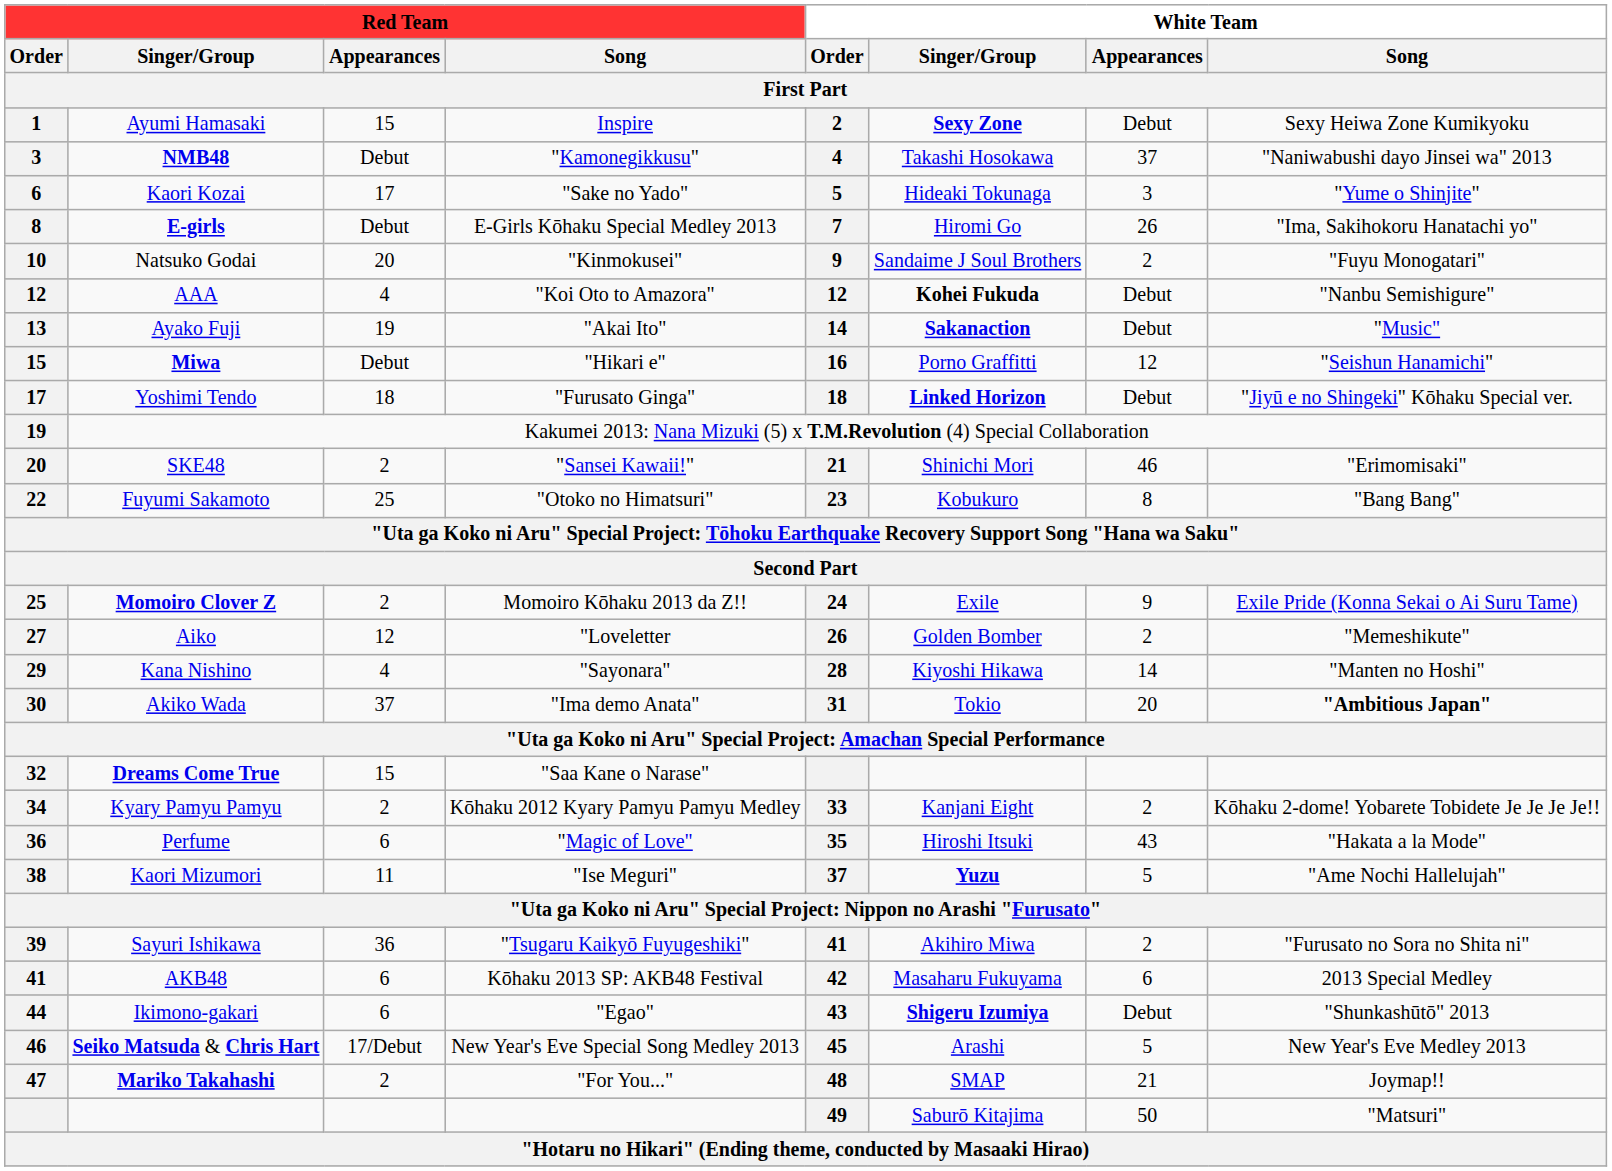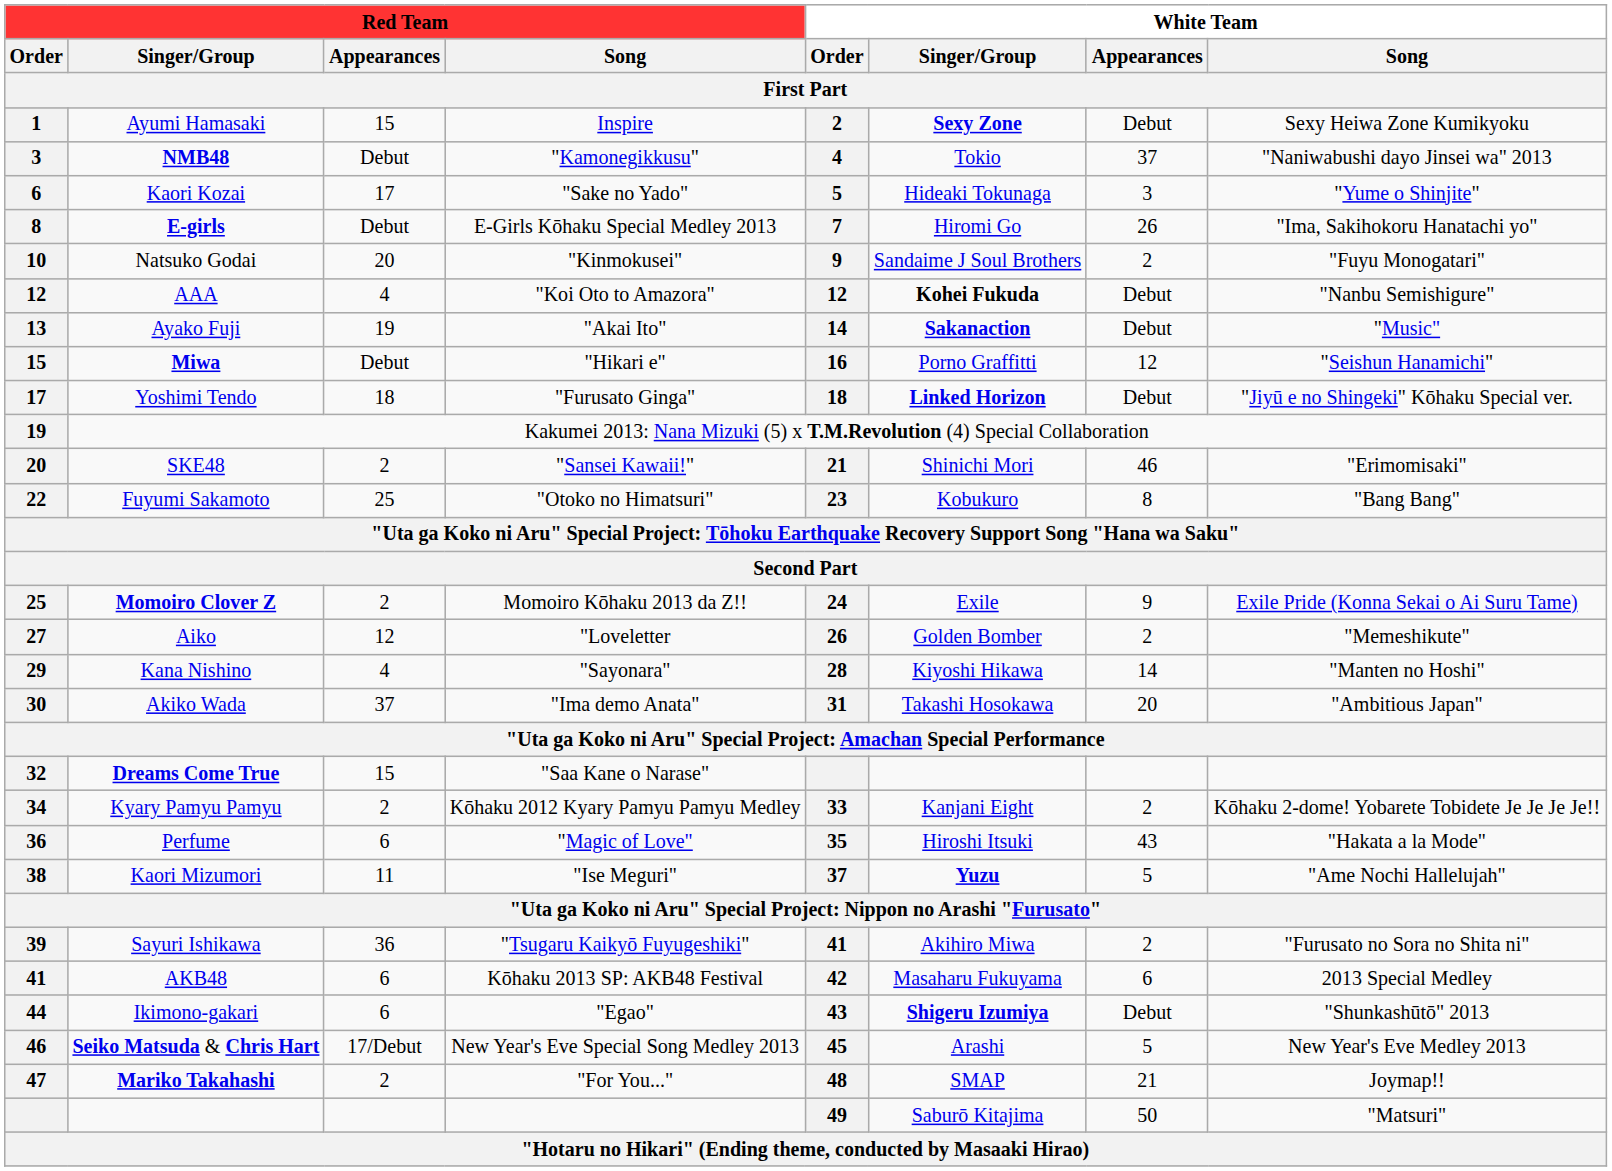(978, 158) Takashi Hosokawa -> (978, 158) Tokio
(978, 704) Tokio -> (978, 704) Takashi Hosokawa
(1407, 704) bold -> (1407, 704) normal
